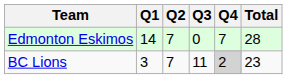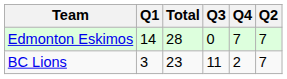columns swapped: (176, 16) <-> (261, 16)
(222, 62) lightgrey background -> (237, 62) no background
